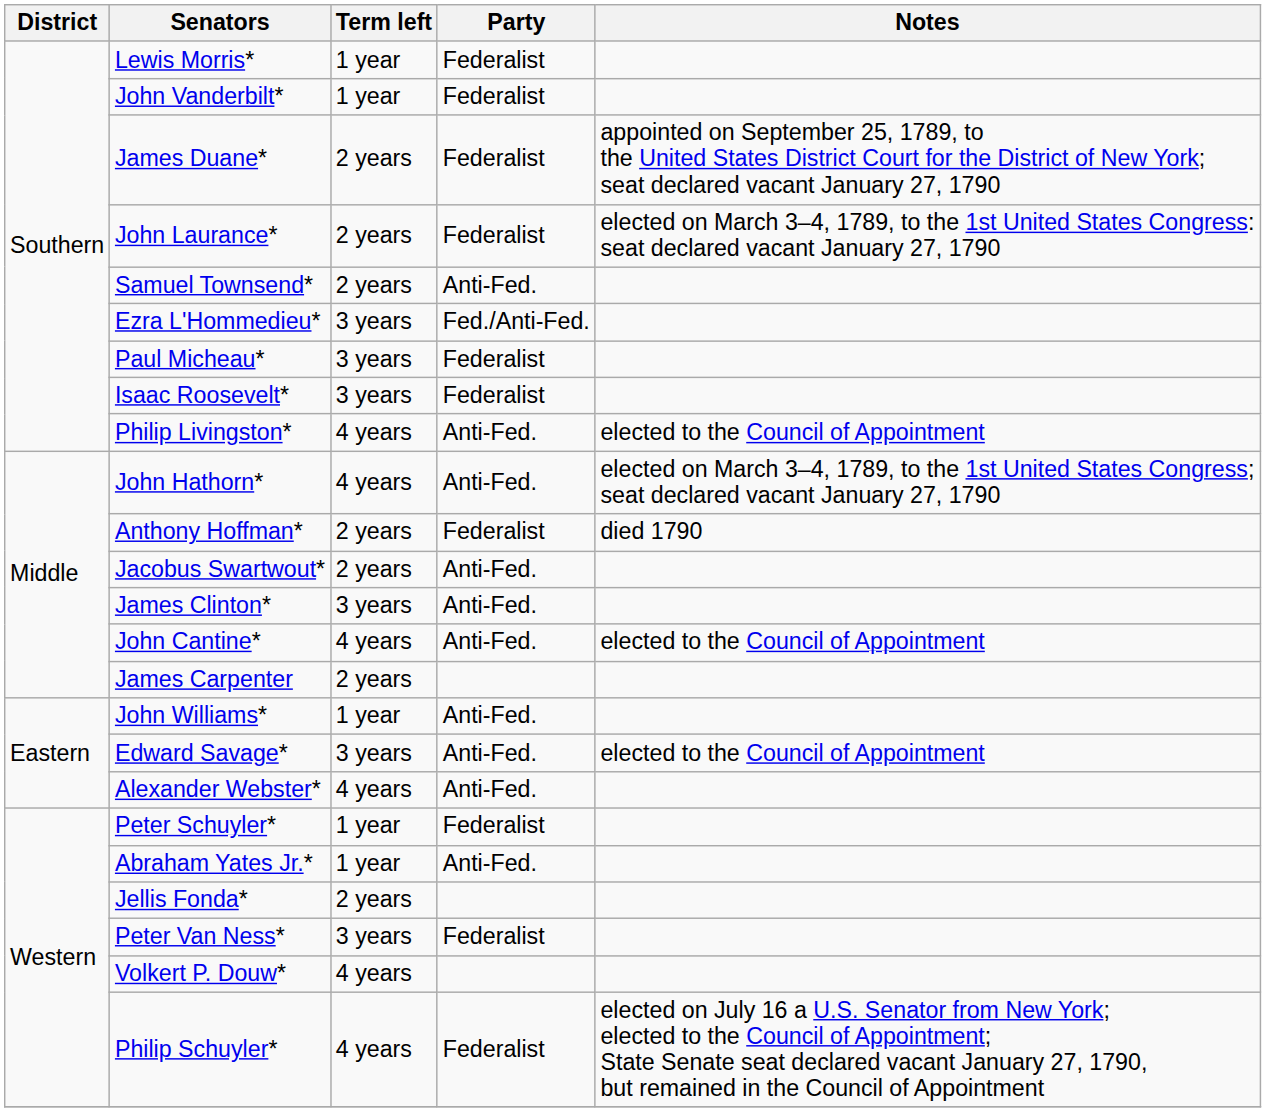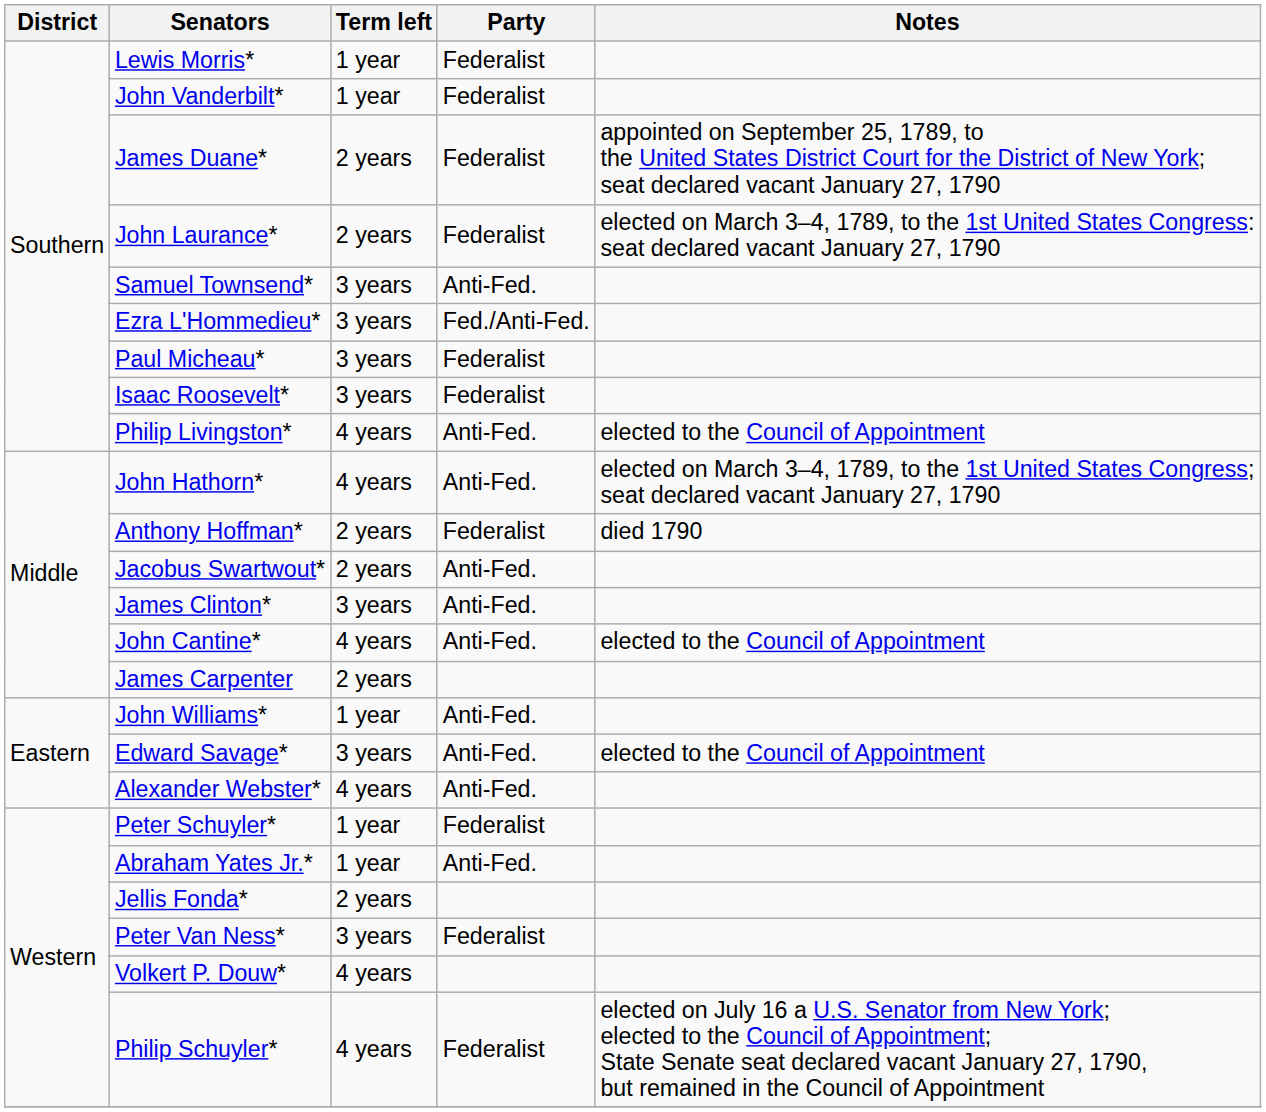(374, 285) 2 years -> (374, 285) 3 years
